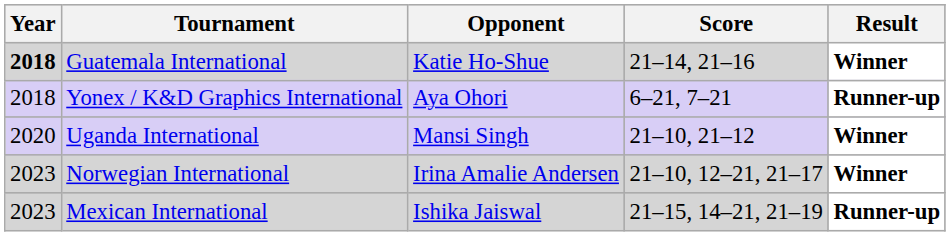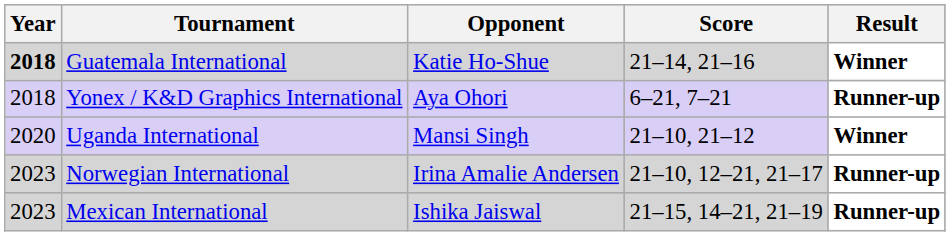(871, 173) Winner -> (887, 173) Runner-up
